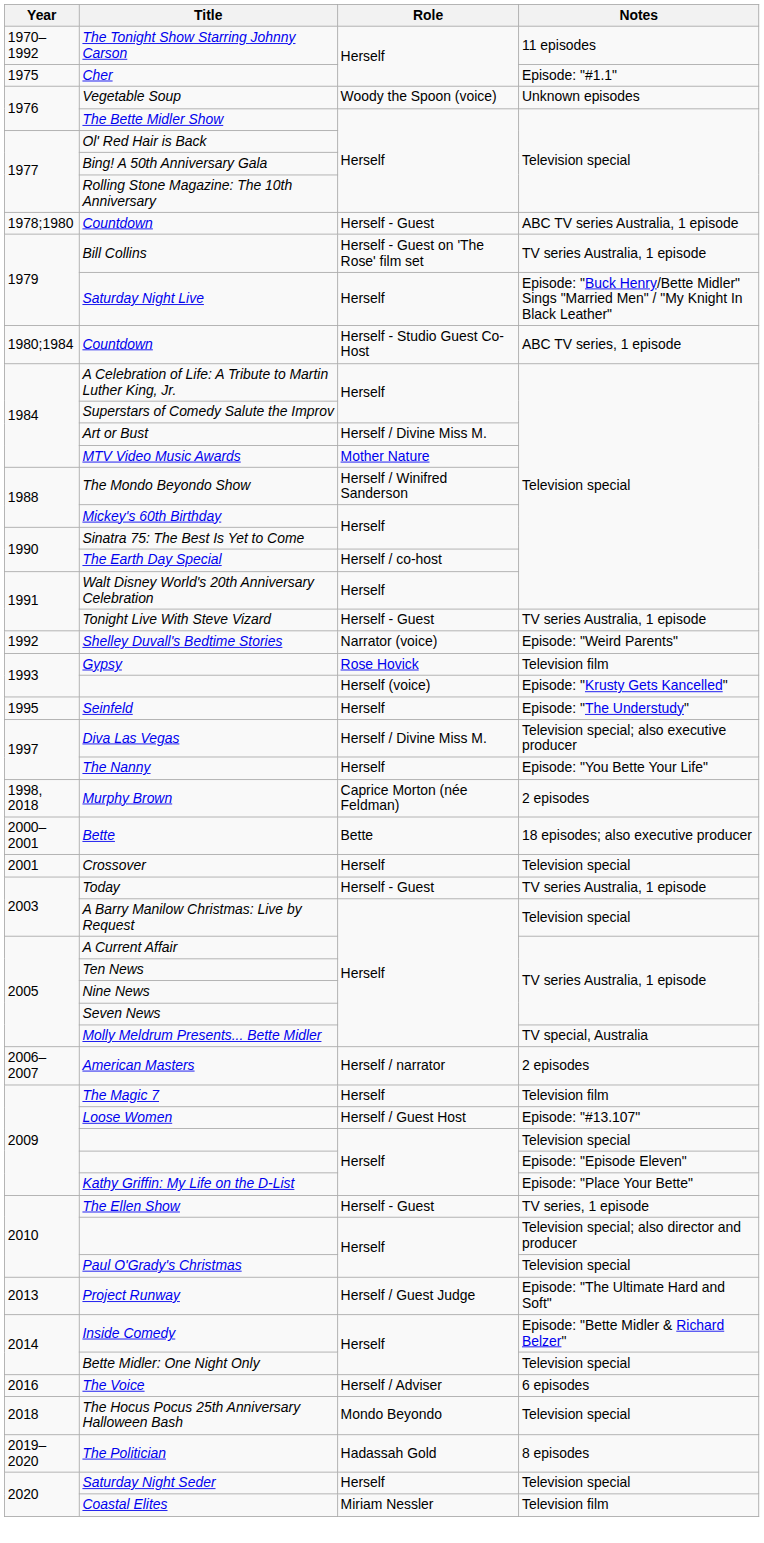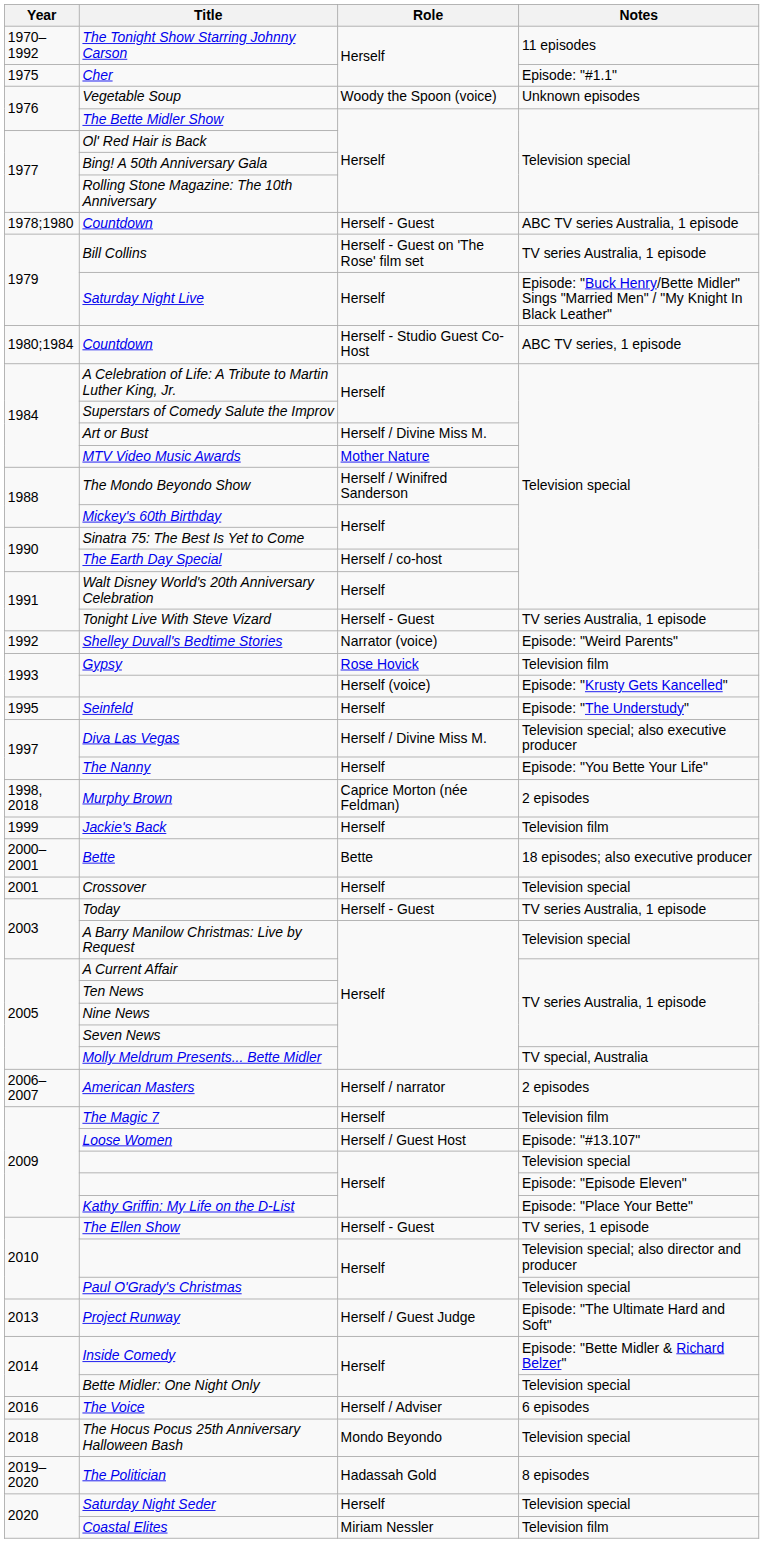+ row: (124, 828)
